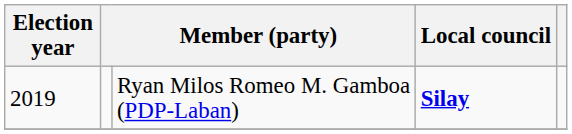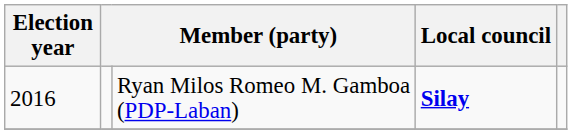(33, 97) 2019 -> (33, 97) 2016
